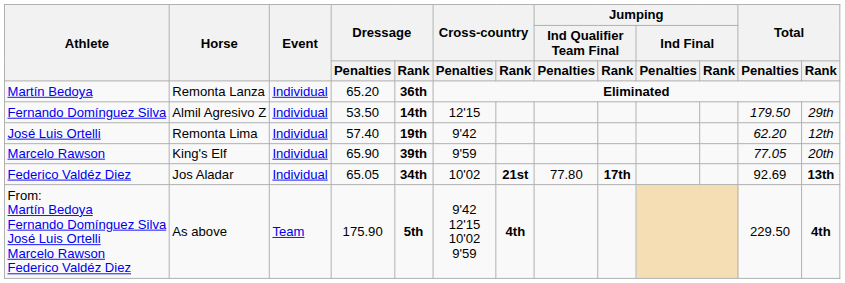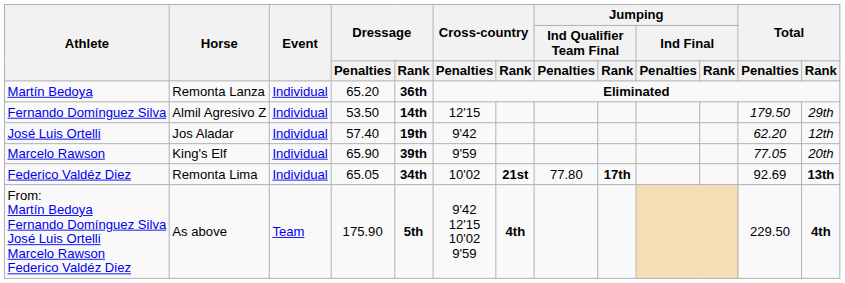(215, 133) Remonta Lima -> (203, 133) Jos Aladar
(203, 175) Jos Aladar -> (215, 175) Remonta Lima
